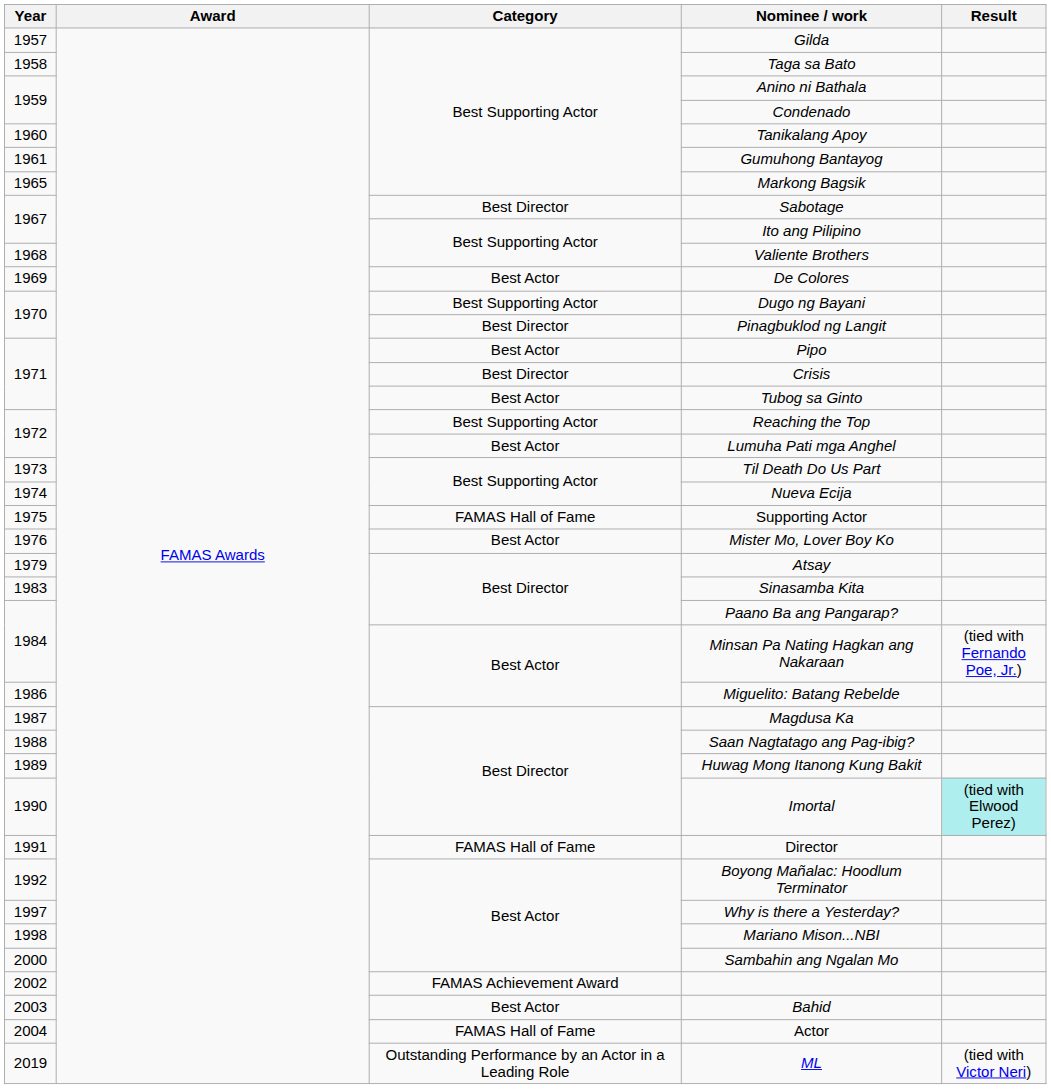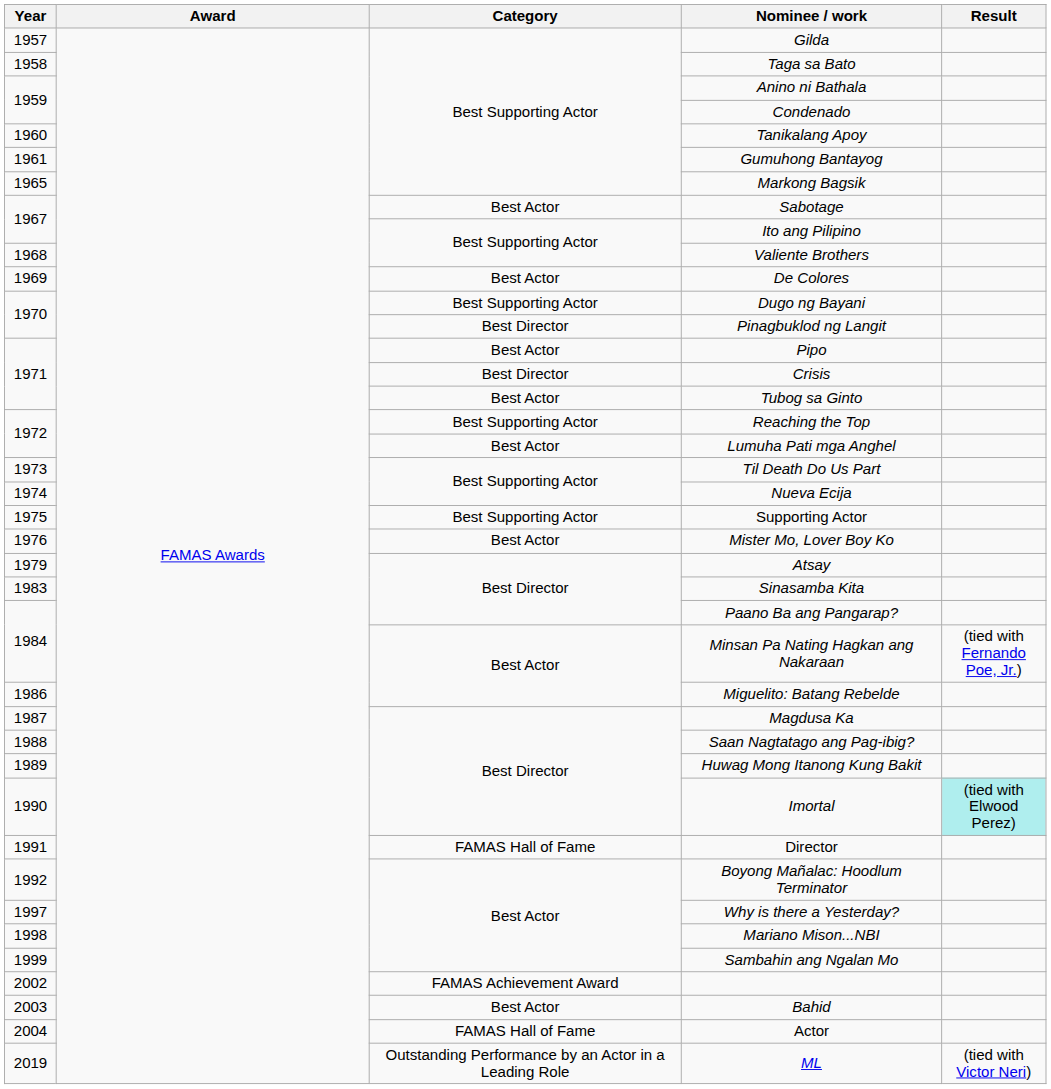(525, 207) Best Director -> (525, 207) Best Actor
(525, 517) FAMAS Hall of Fame -> (525, 517) Best Supporting Actor
(30, 959) 2000 -> (30, 959) 1999
